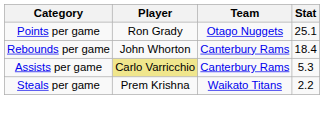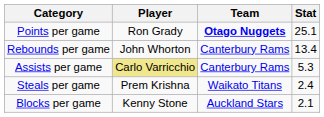(245, 31) normal -> (245, 31) bold
(306, 49) 18.4 -> (306, 49) 13.4
(306, 85) 2.2 -> (306, 85) 2.4
+ row: (58, 103)
